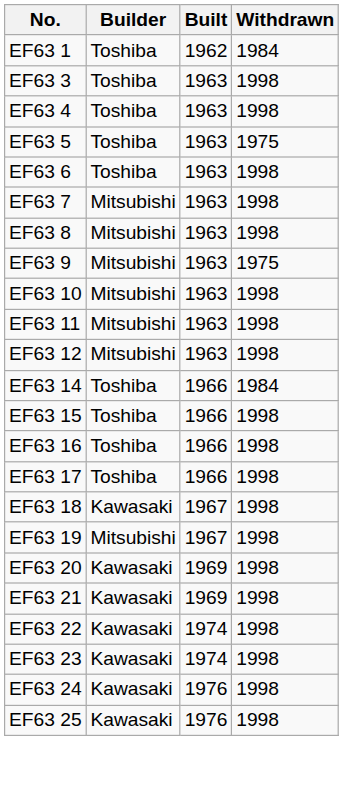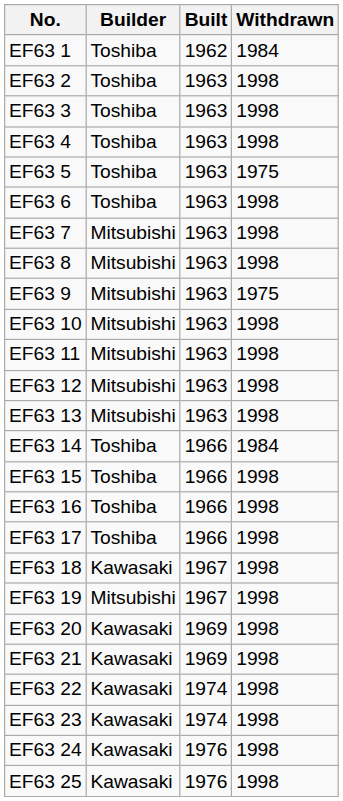+ row: (40, 80)
+ row: (45, 415)
